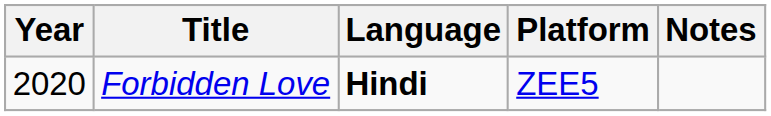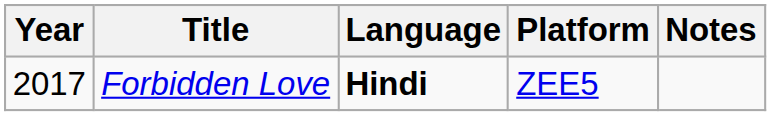(49, 82) 2020 -> (49, 82) 2017
